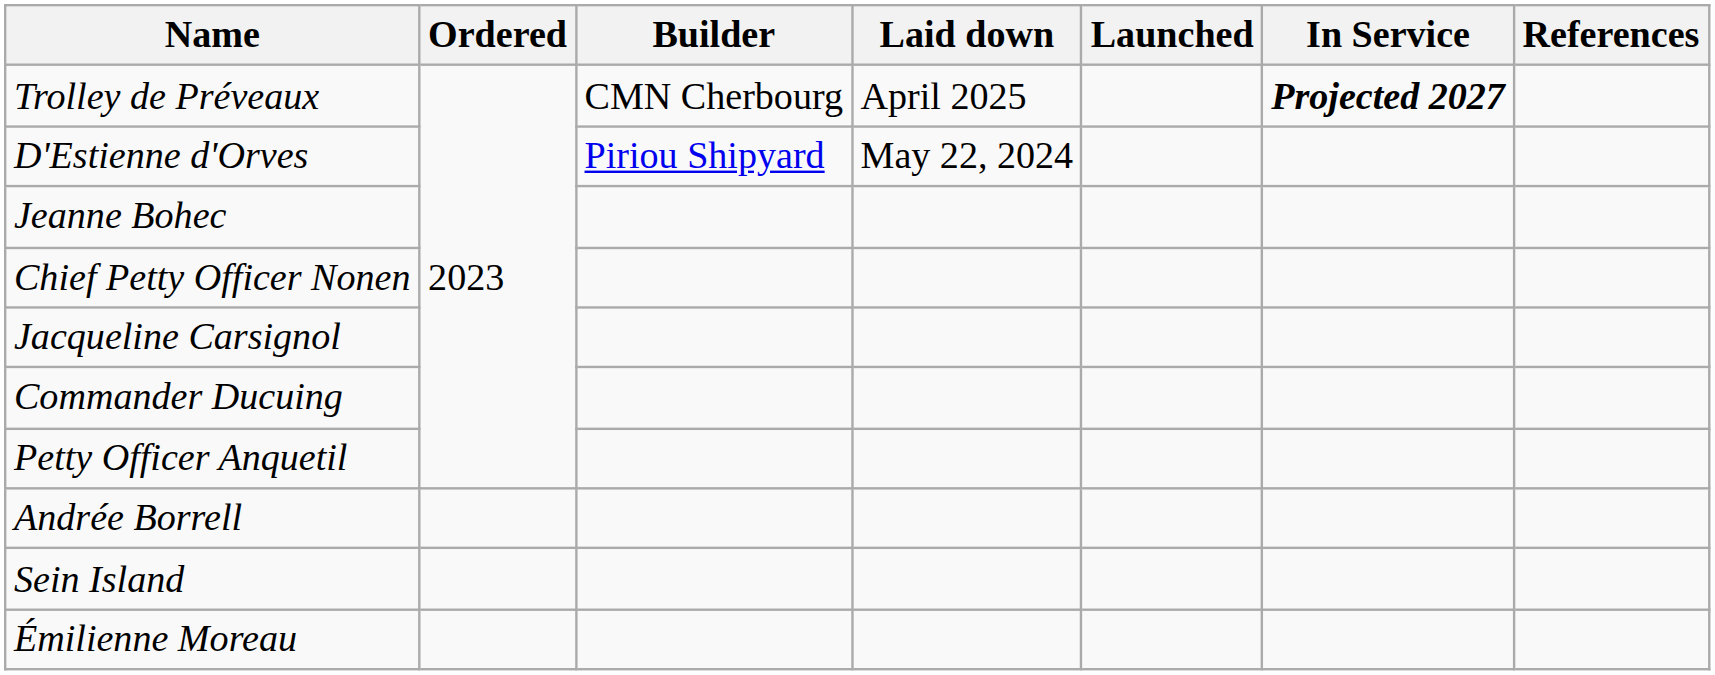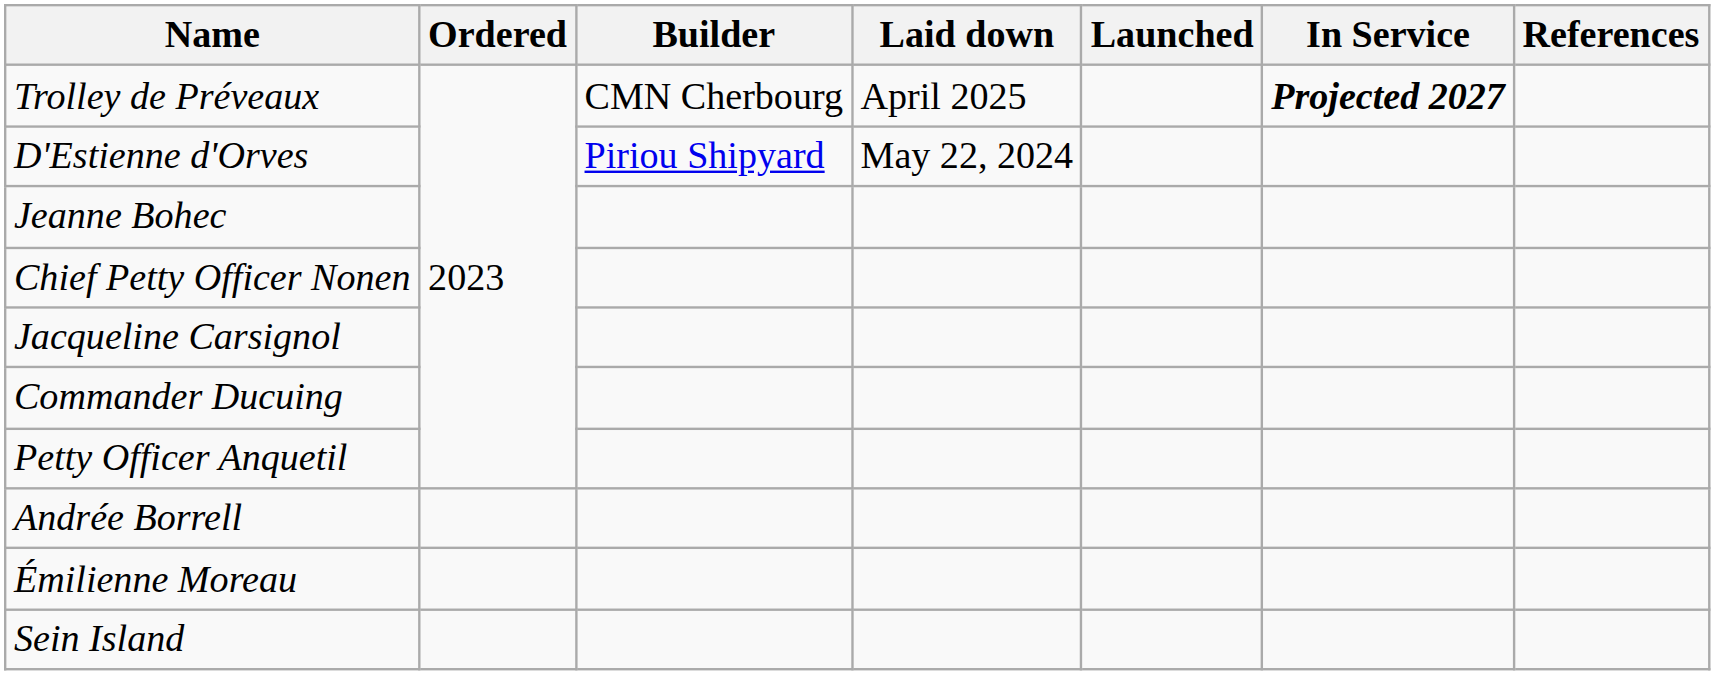rows swapped: (99, 578) <-> (156, 638)
